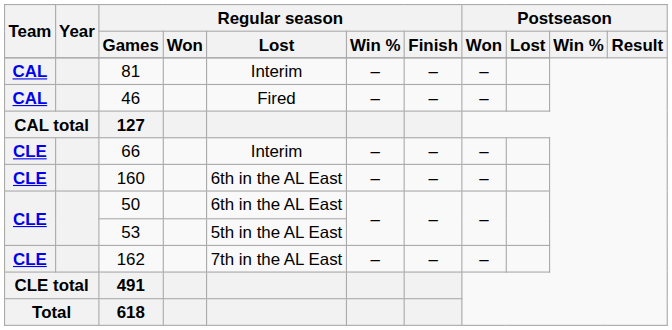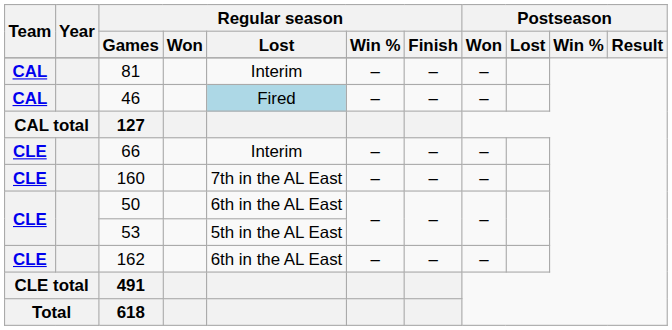(276, 98) no background -> (276, 98) lightblue background
(276, 178) 6th in the AL East -> (276, 178) 7th in the AL East
(276, 258) 7th in the AL East -> (276, 258) 6th in the AL East
